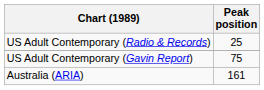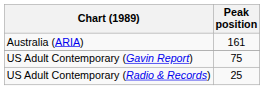rows swapped: (45, 76) <-> (109, 42)
